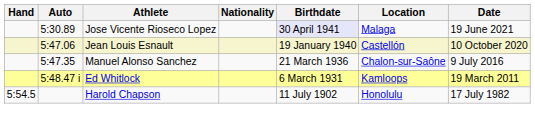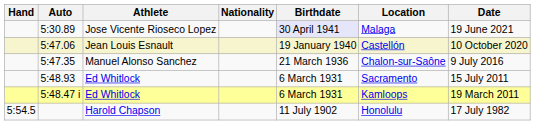+ row: (58, 78)
